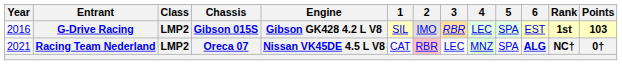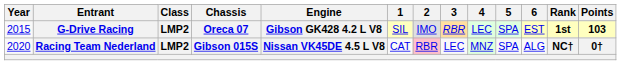(19, 29) 2016 -> (19, 29) 2015
(226, 29) Gibson 015S -> (226, 29) Oreca 07
(19, 46) 2021 -> (19, 46) 2020
(226, 46) Oreca 07 -> (226, 46) Gibson 015S
(535, 46) bold -> (534, 46) normal
